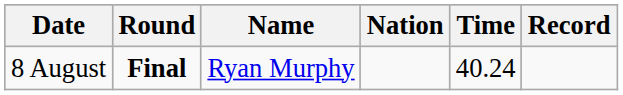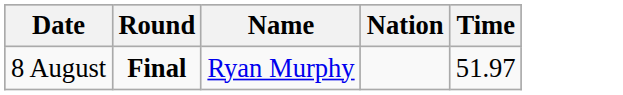- column: (569, 25)
(486, 67) 40.24 -> (486, 67) 51.97
